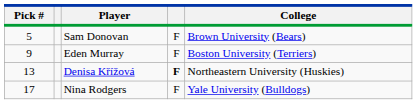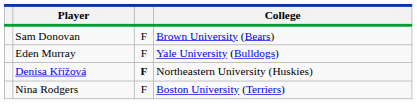- column: (29, 15)
(252, 53) Boston University (Terriers) -> (218, 53) Yale University (Bulldogs)
(249, 89) Yale University (Bulldogs) -> (221, 89) Boston University (Terriers)
